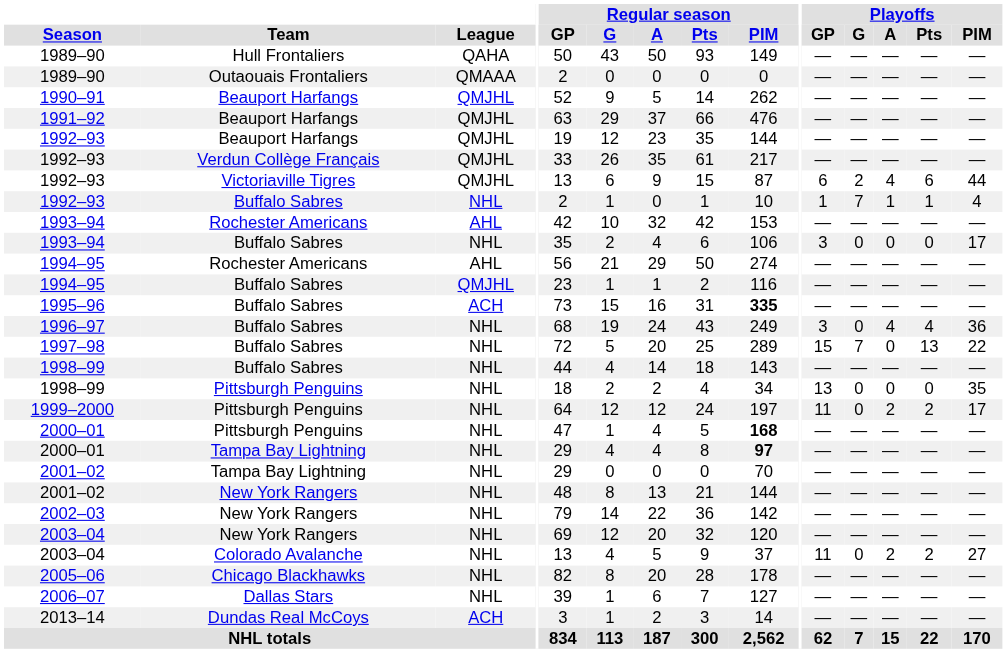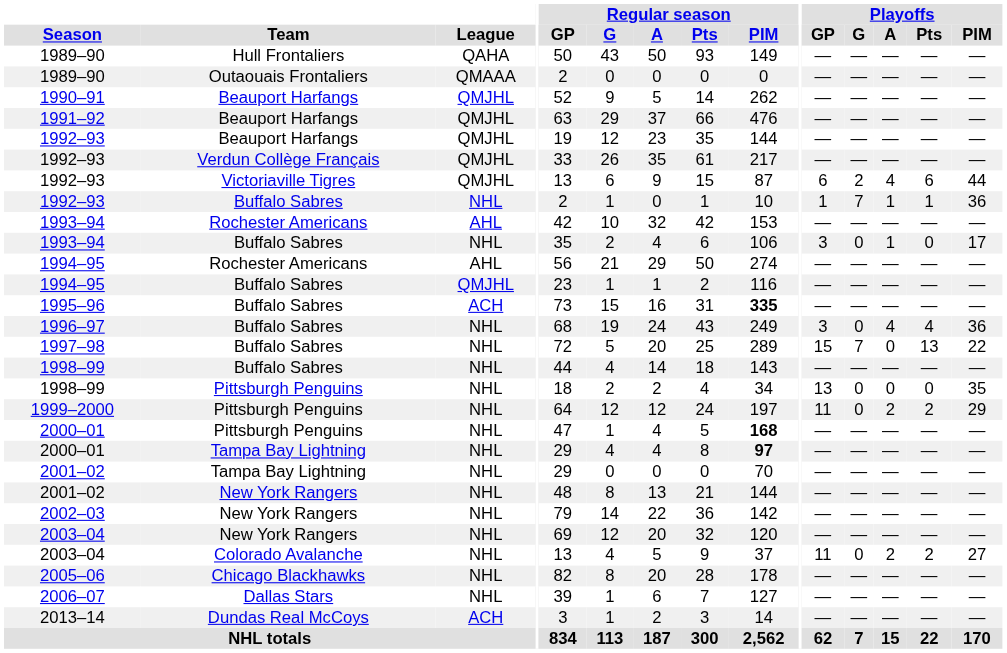(977, 201) 4 -> (977, 201) 36
(890, 243) 0 -> (890, 243) 1
(977, 409) 17 -> (977, 409) 29
